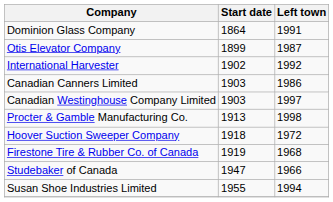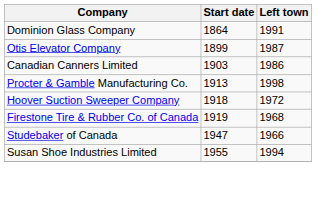- row: (63, 65)
- row: (111, 100)
